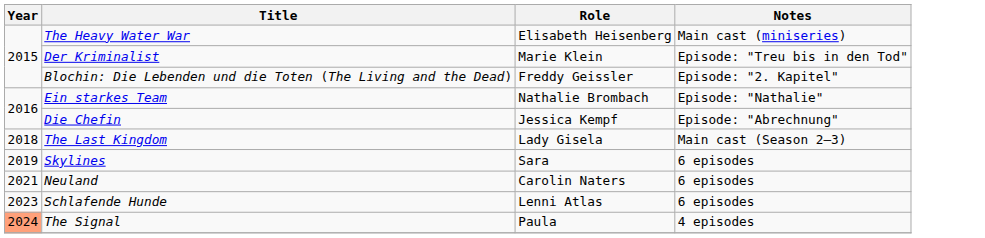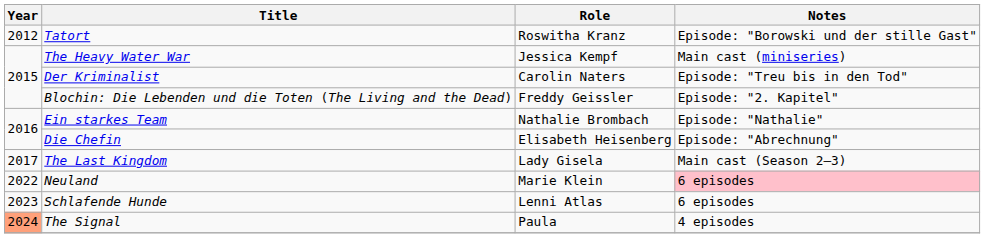+ row: (67, 36)
(595, 36) Elisabeth Heisenberg -> (568, 56) Jessica Kempf
(560, 56) Marie Klein -> (572, 77) Carolin Naters
(568, 119) Jessica Kempf -> (595, 139) Elisabeth Heisenberg
(23, 139) 2018 -> (23, 160) 2017
- row: (75, 160)
(23, 181) 2021 -> (23, 181) 2022
(572, 181) Carolin Naters -> (560, 181) Marie Klein
(716, 181) no background -> (716, 181) pink background
